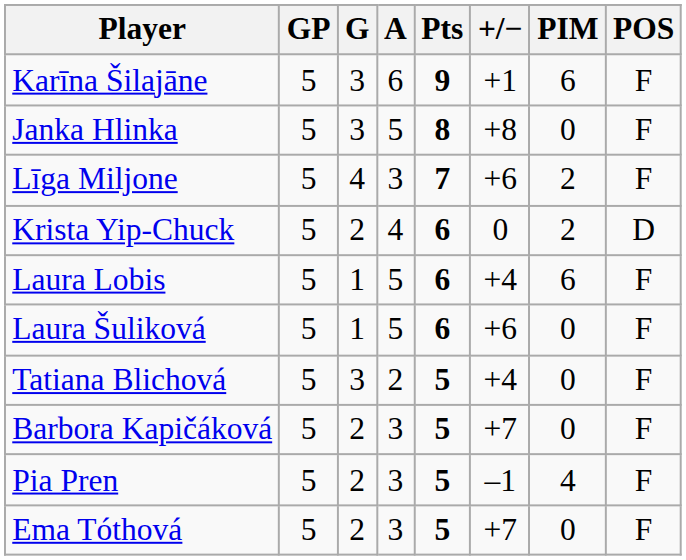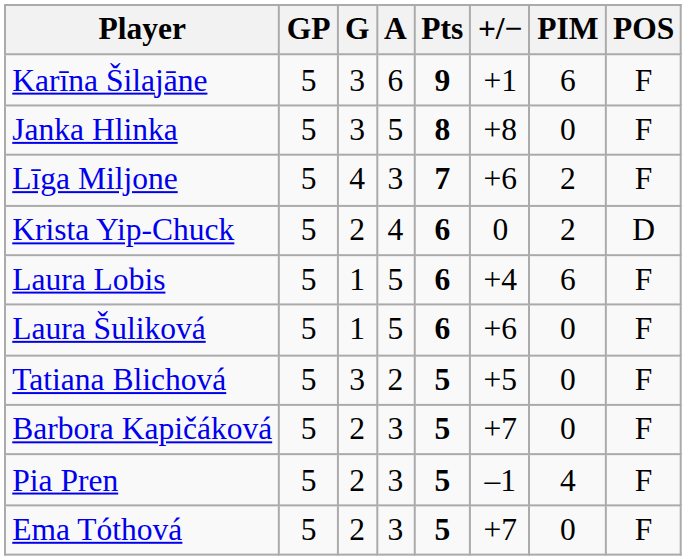(500, 379) +4 -> (500, 379) +5
